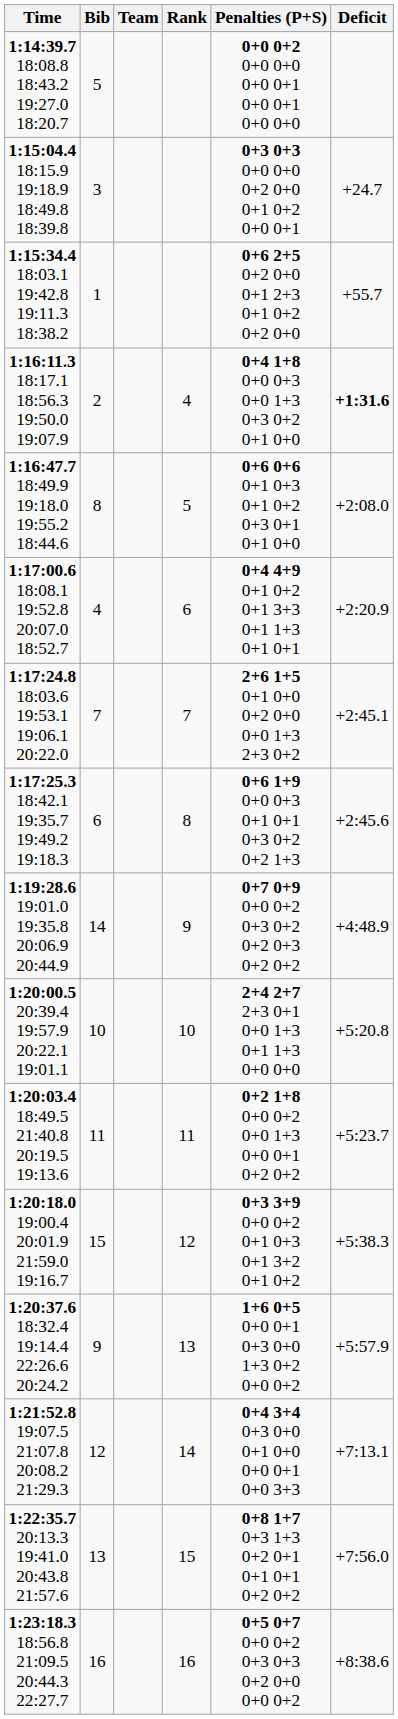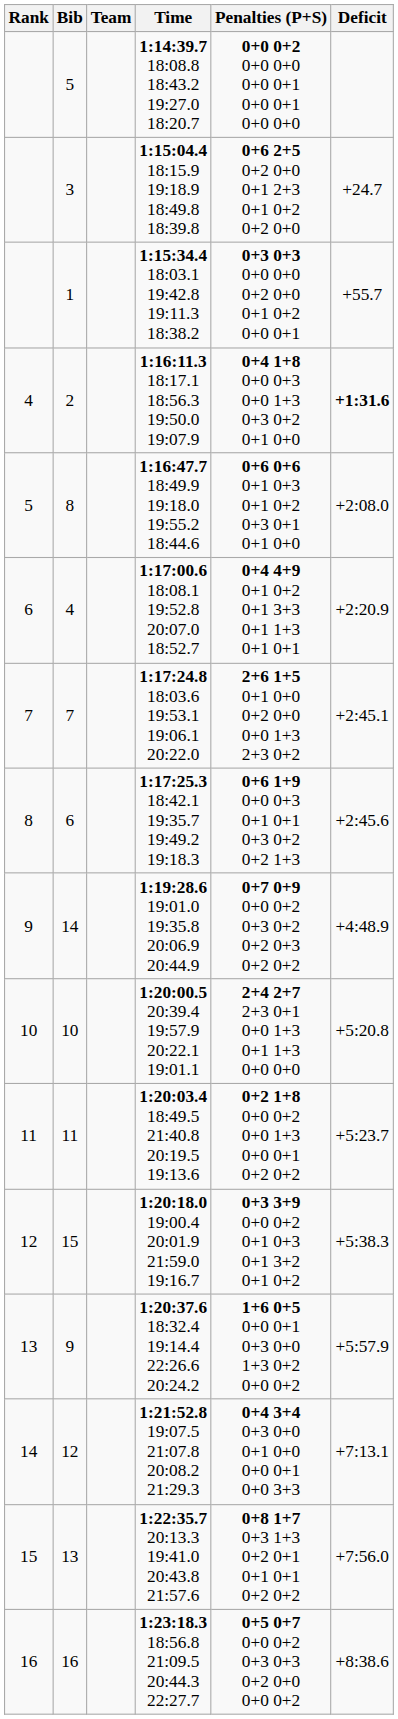columns swapped: (187, 18) <-> (42, 18)
(271, 189) 0+3 0+3 0+0 0+0 0+2 0+0 0+1 0+2 0+0 0+1 -> (271, 189) 0+6 2+5 0+2 0+0 0+1 2+3 0+1 0+2 0+2 0+0
(271, 294) 0+6 2+5 0+2 0+0 0+1 2+3 0+1 0+2 0+2 0+0 -> (271, 294) 0+3 0+3 0+0 0+0 0+2 0+0 0+1 0+2 0+0 0+1
